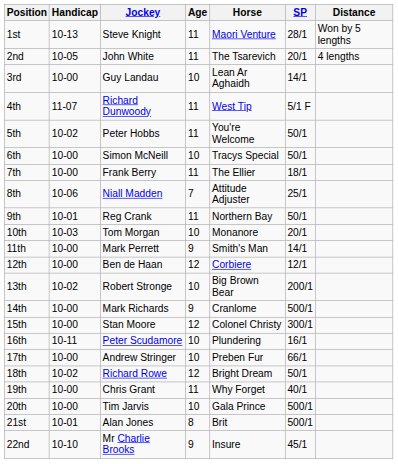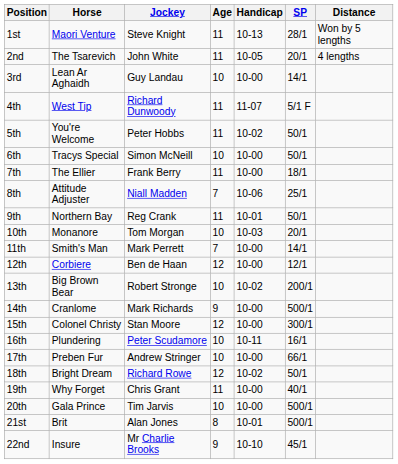columns swapped: (247, 12) <-> (75, 12)
(191, 248) 9 -> (215, 248) 7
